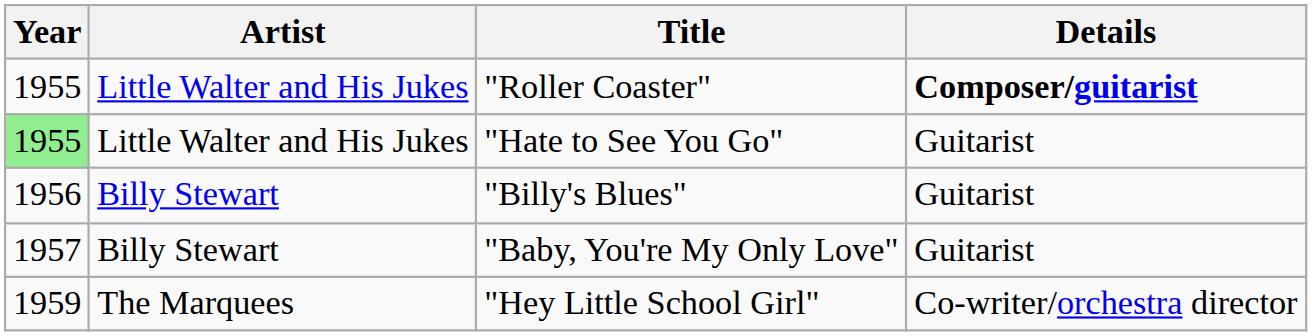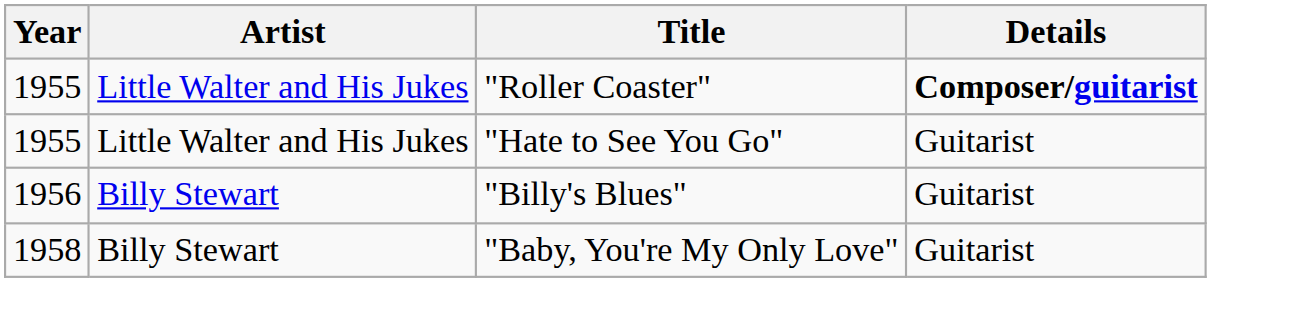(47, 140) lightgreen background -> (47, 140) no background
(47, 248) 1957 -> (47, 248) 1958
- row: (652, 303)
